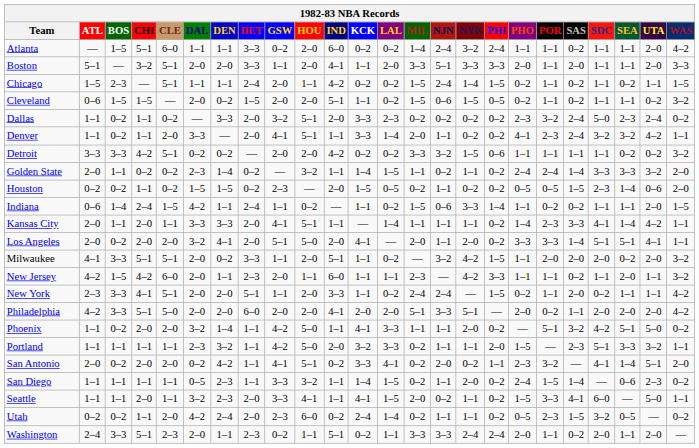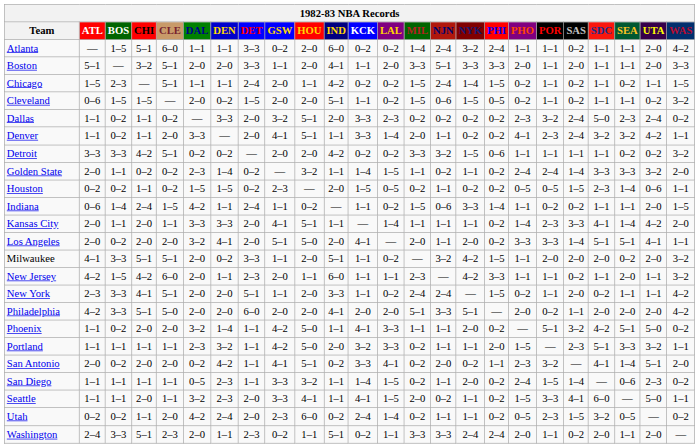(681, 188) 2–0 -> (681, 188) 1–1
(681, 223) 1–1 -> (681, 223) 2–0
